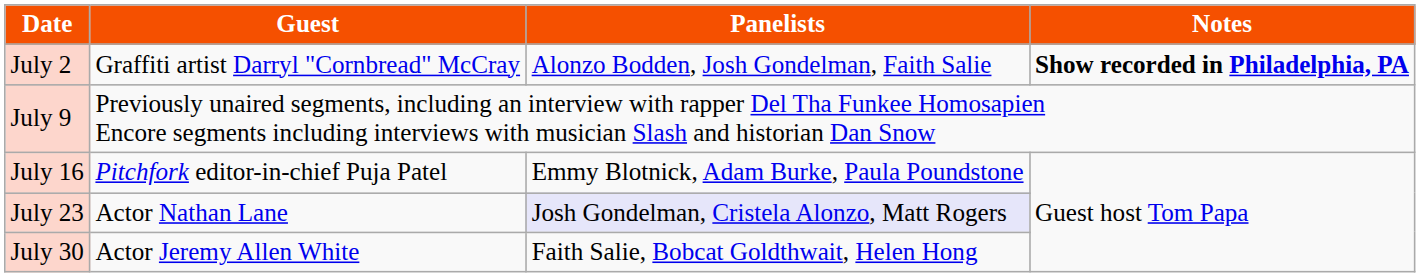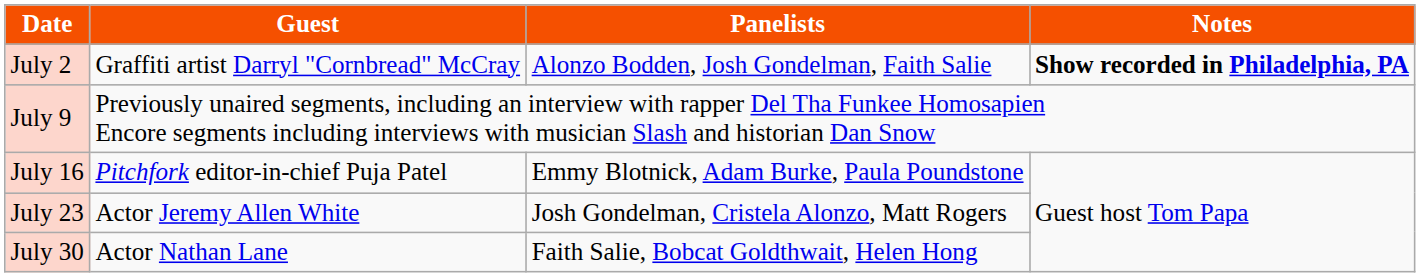(192, 212) Actor Nathan Lane -> (227, 212) Actor Jeremy Allen White
(769, 212) lavender background -> (769, 212) no background
(227, 251) Actor Jeremy Allen White -> (192, 251) Actor Nathan Lane
